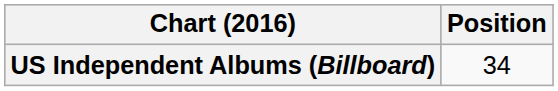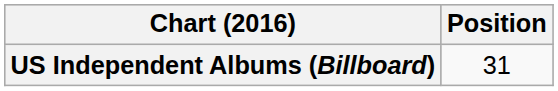(497, 64) 34 -> (497, 64) 31
